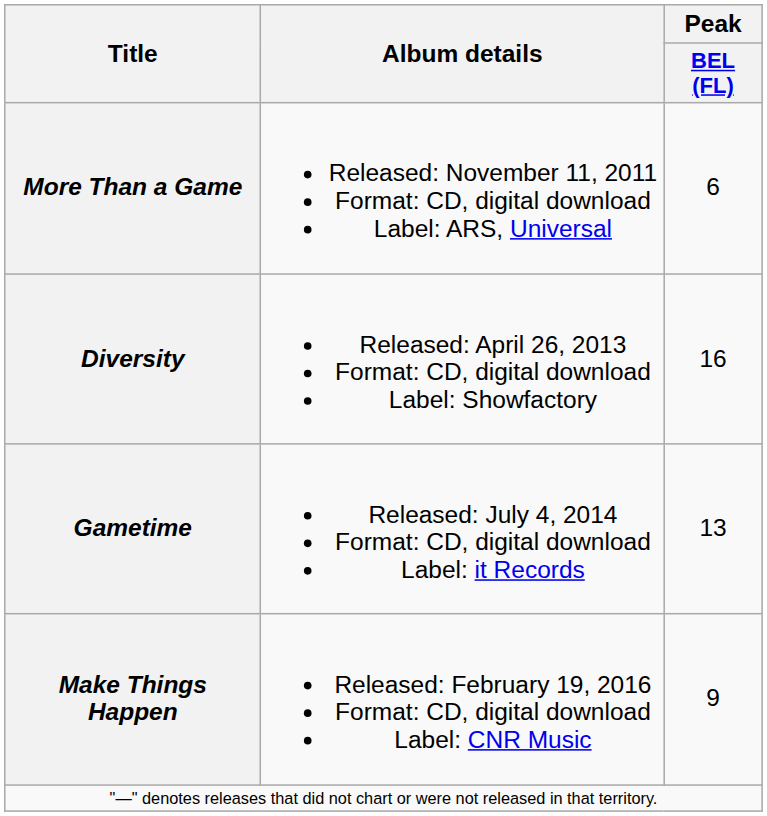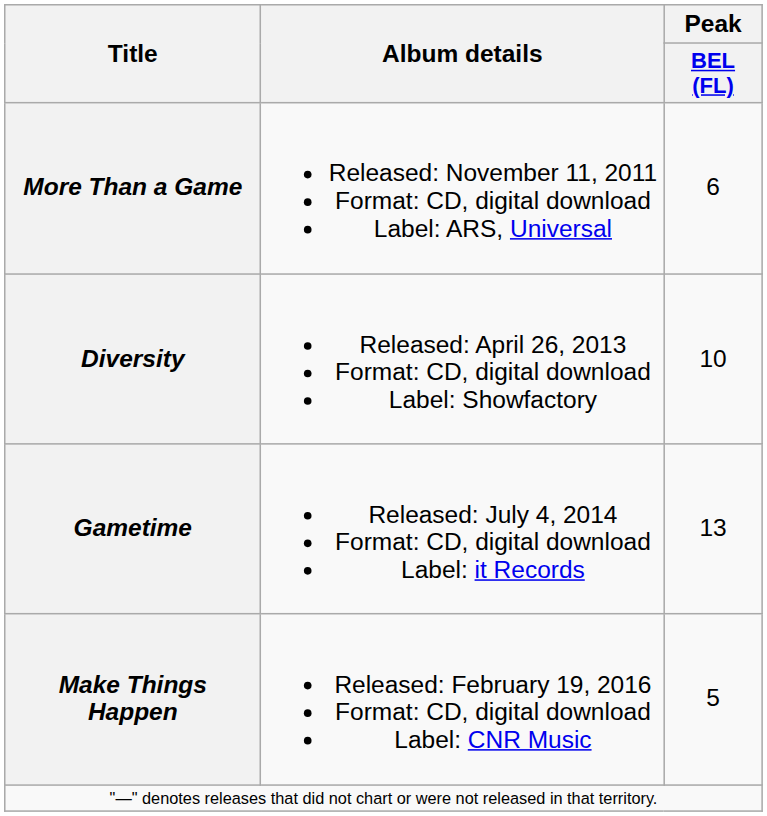(713, 358) 16 -> (713, 358) 10
(713, 699) 9 -> (713, 699) 5
